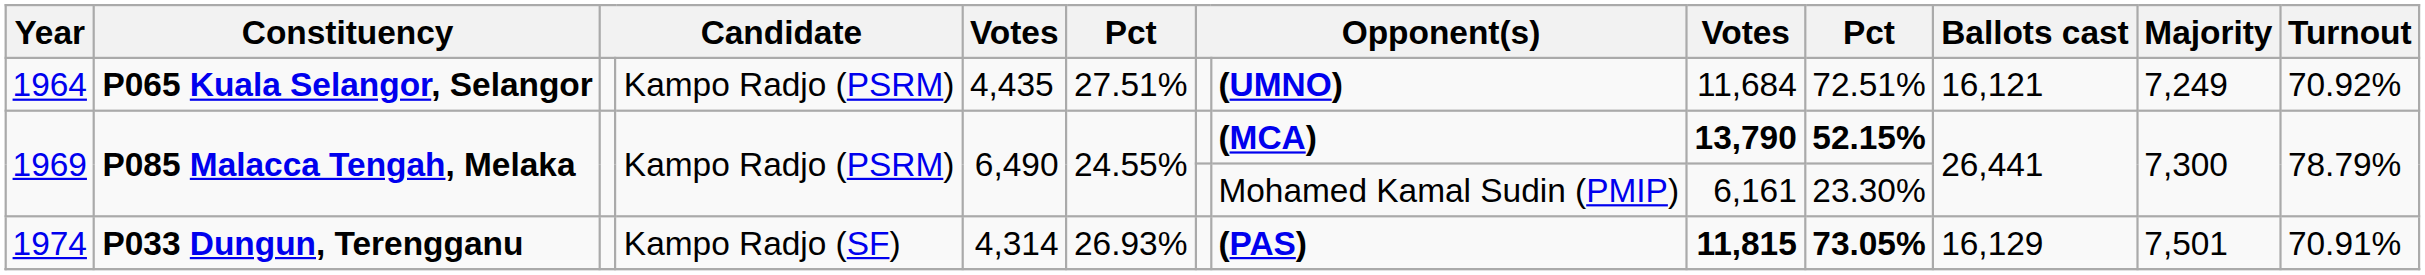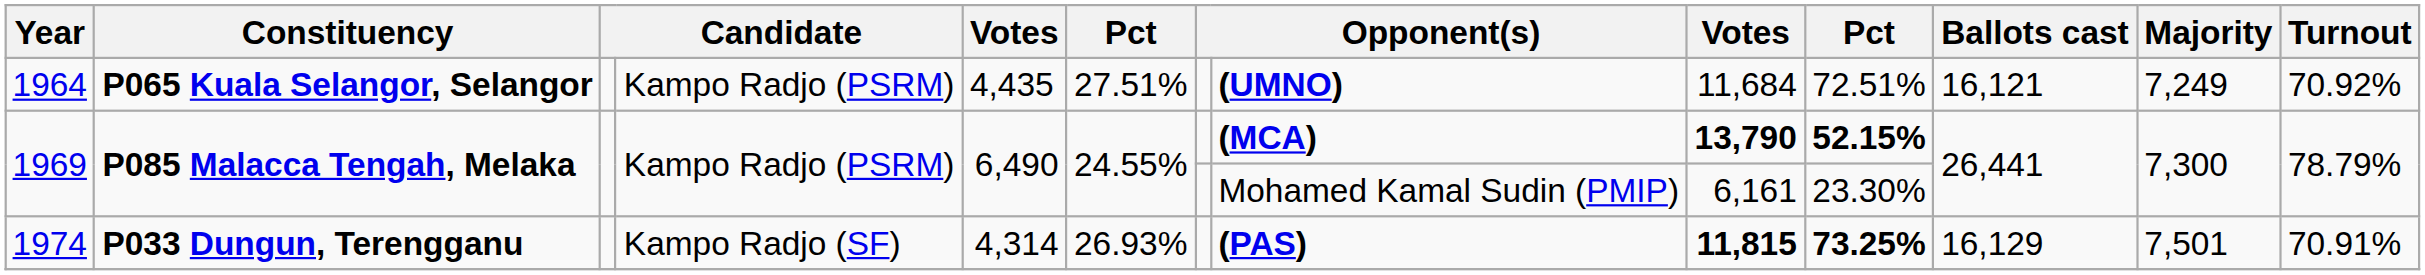(1869, 243) 73.05% -> (1869, 243) 73.25%
